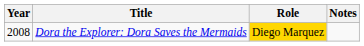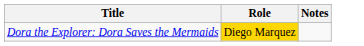- column: (19, 13)
